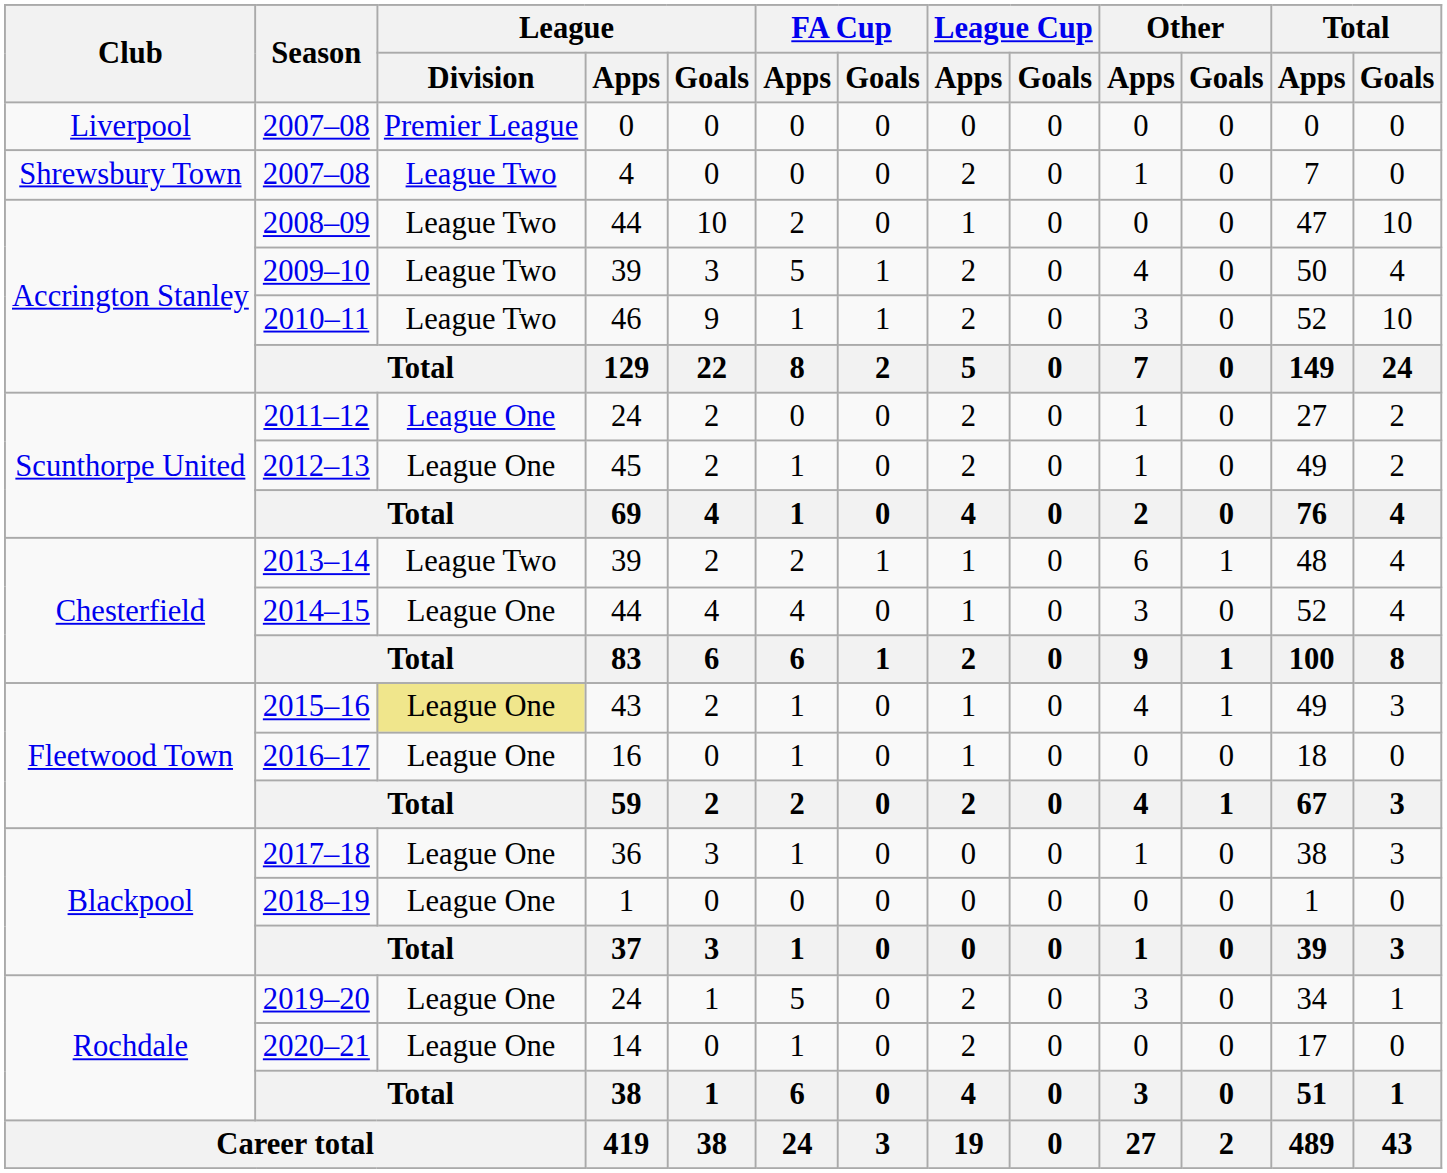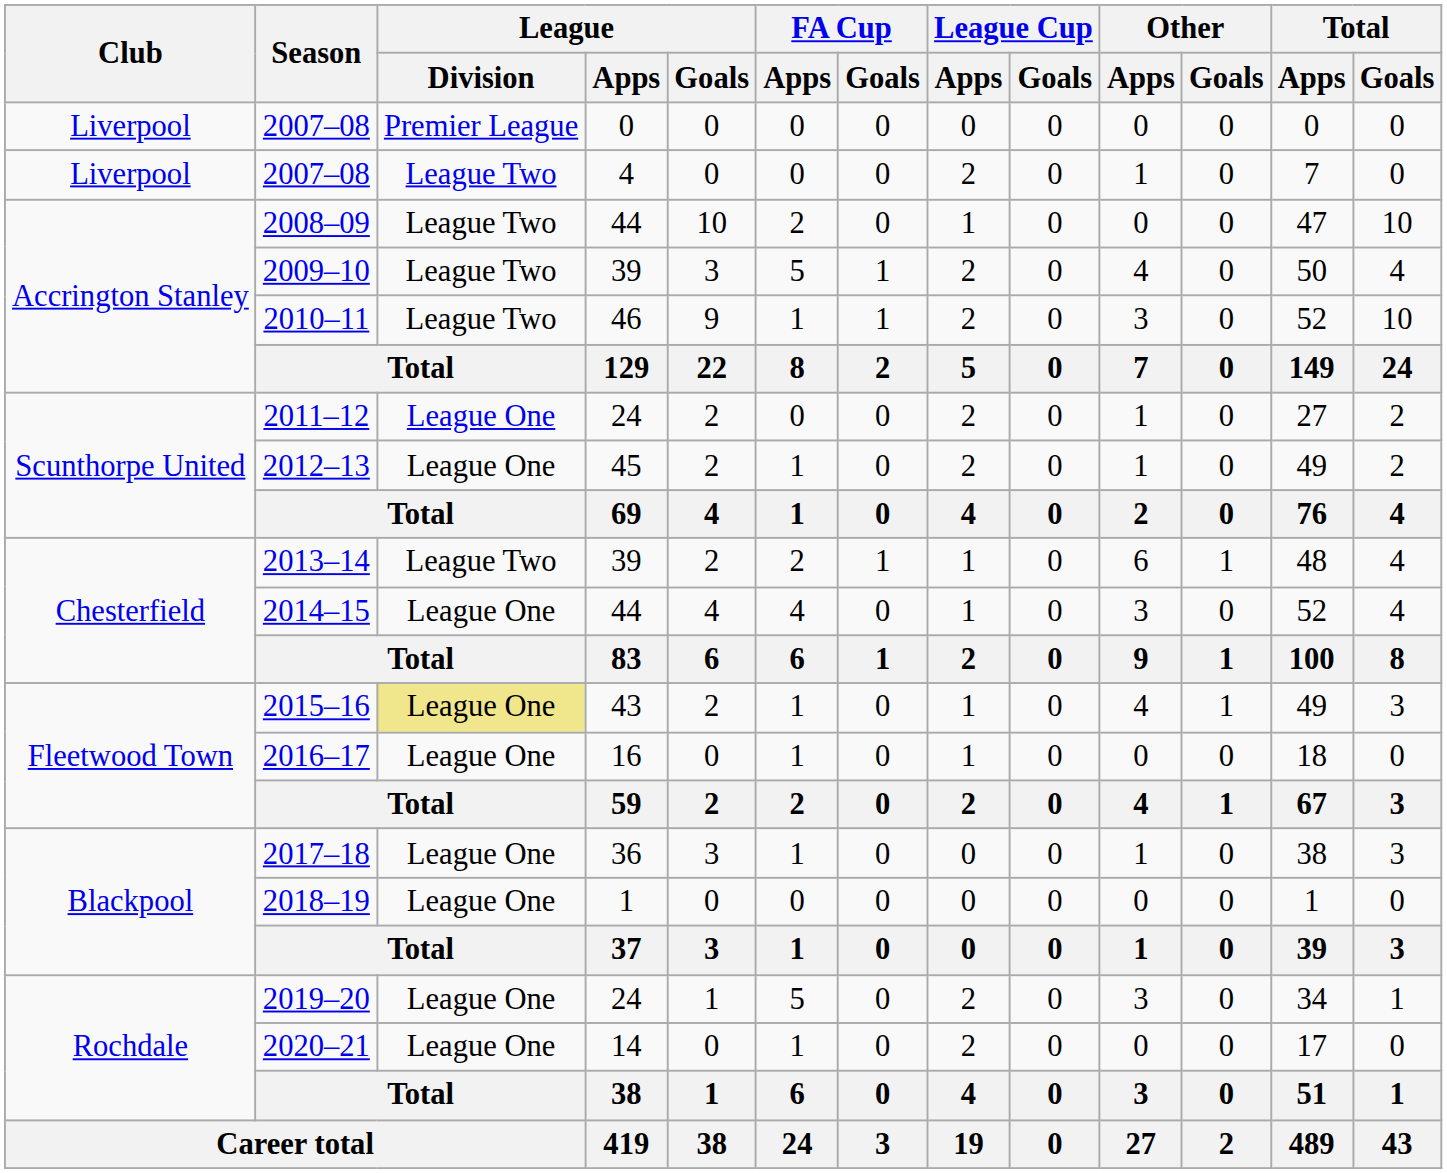(130, 174) Shrewsbury Town -> (130, 174) Liverpool
